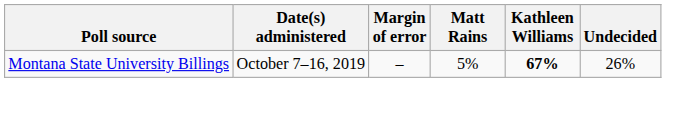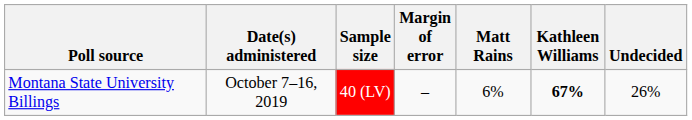+ column: (365, 46)
(468, 63) 5% -> (493, 92) 6%
